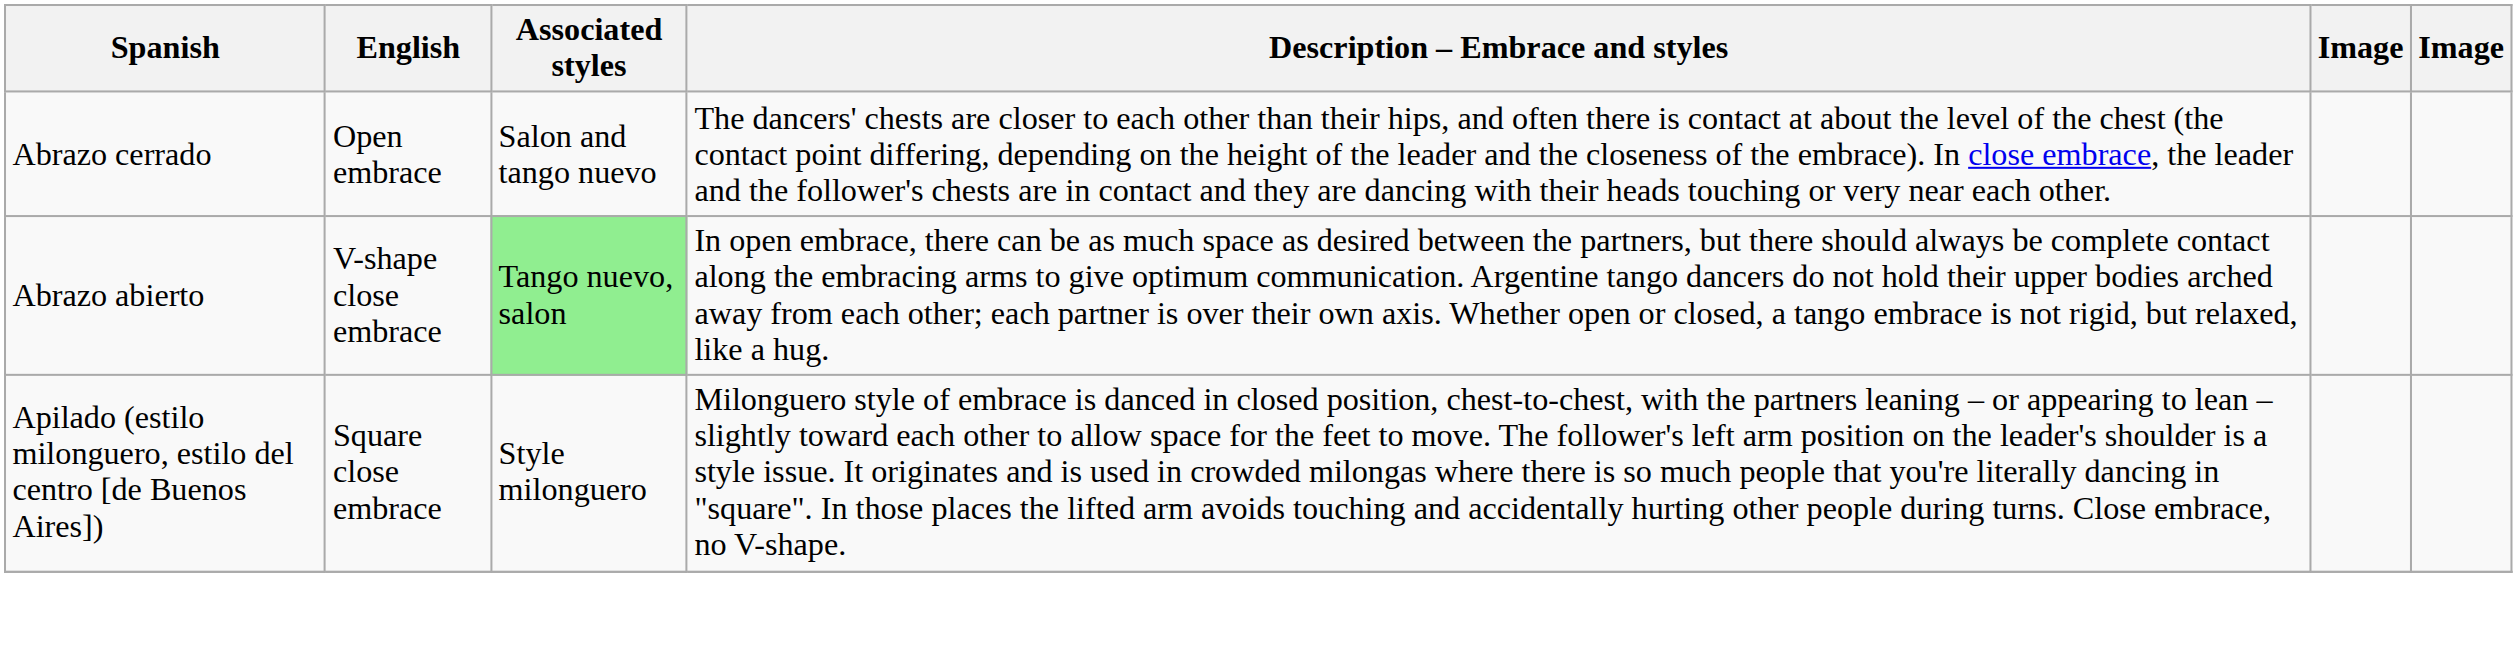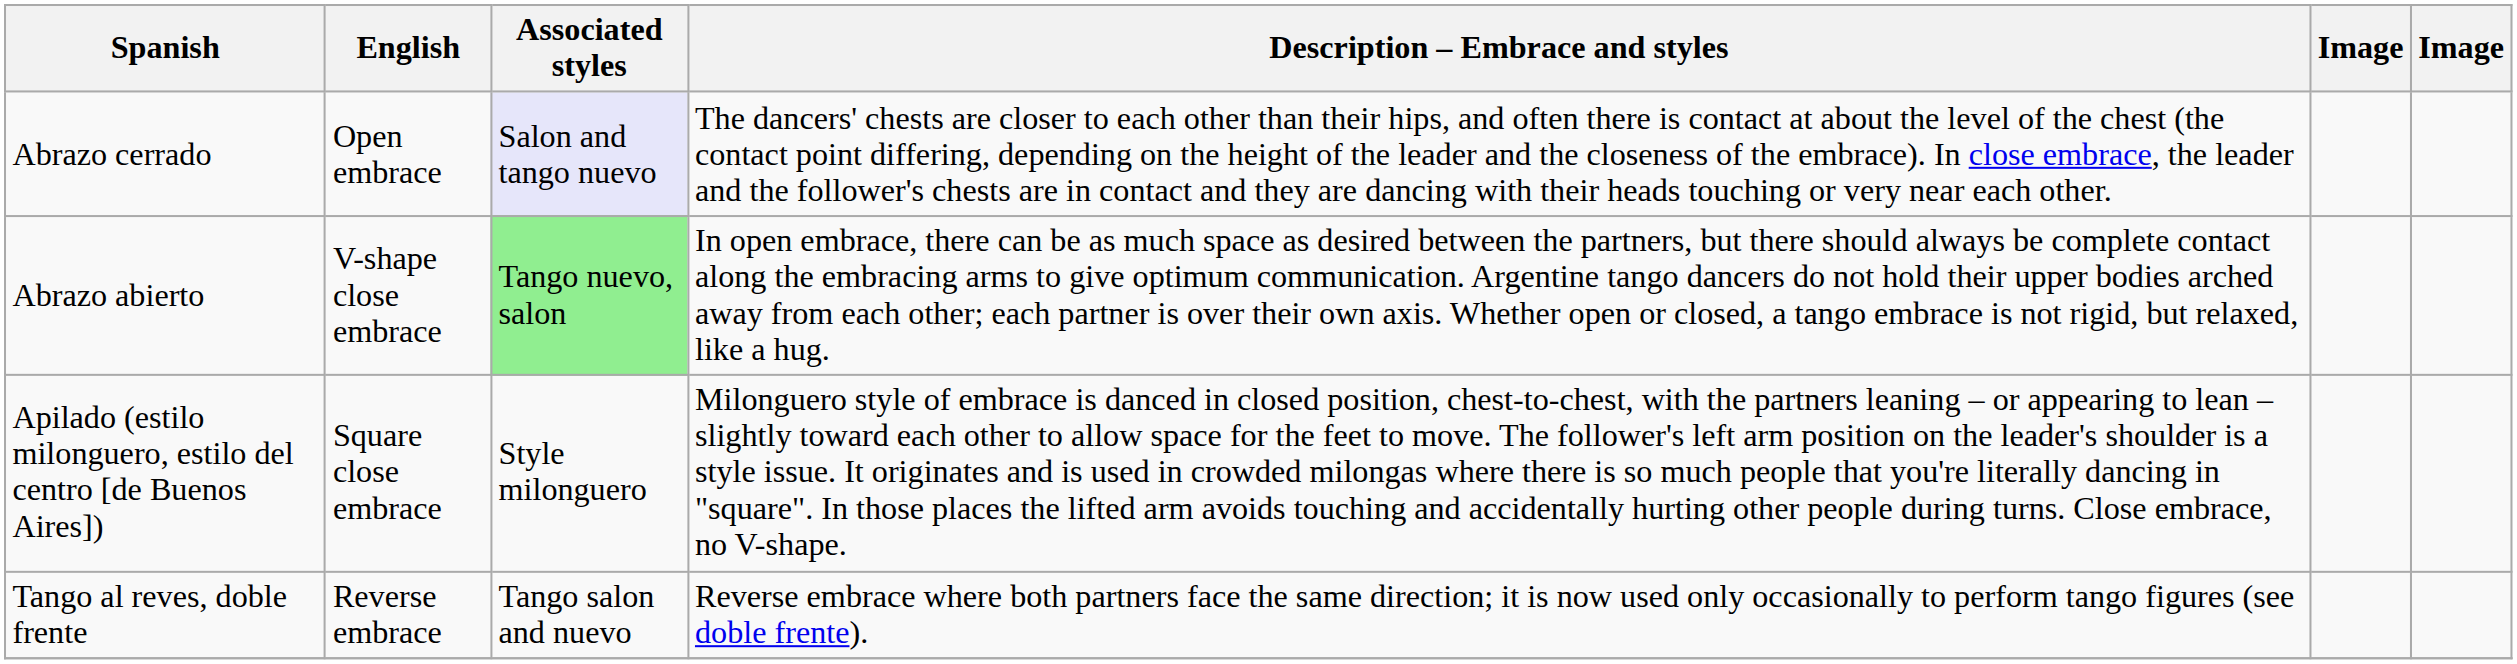(578, 153) no background -> (578, 153) lavender background
+ row: (150, 613)
